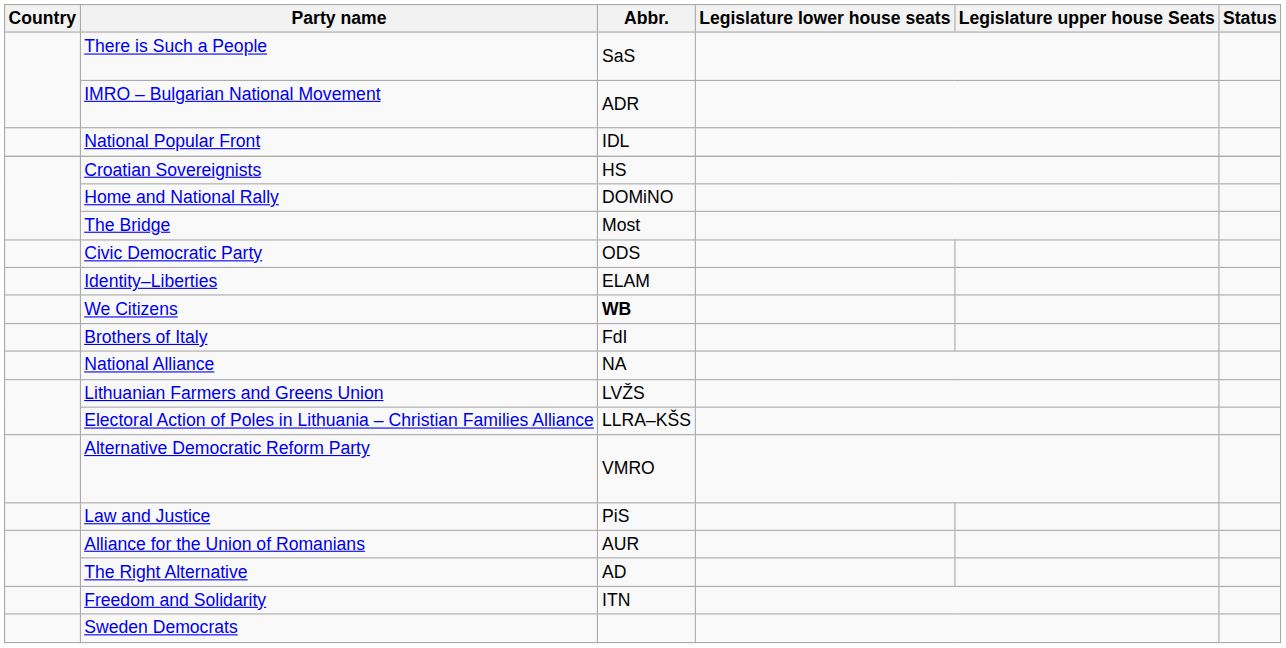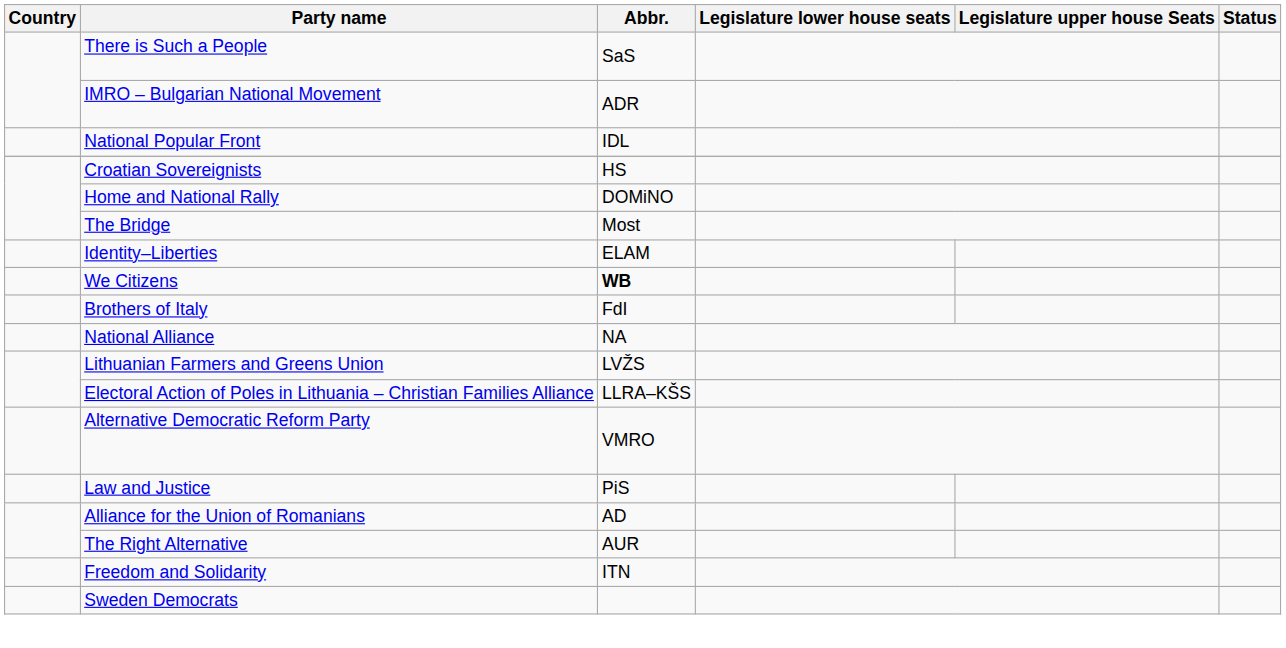- row: (173, 253)
(621, 544) AUR -> (614, 516) AD
(614, 572) AD -> (621, 544) AUR
